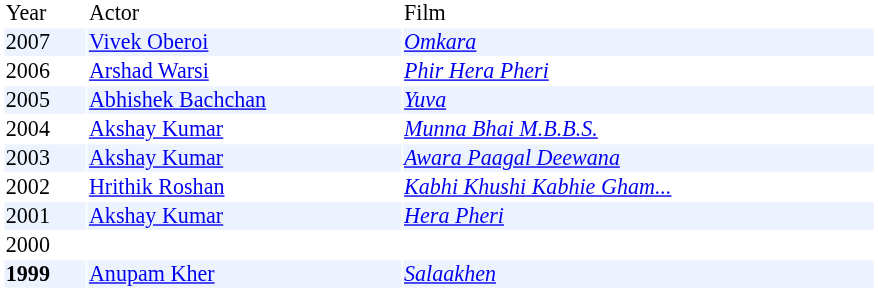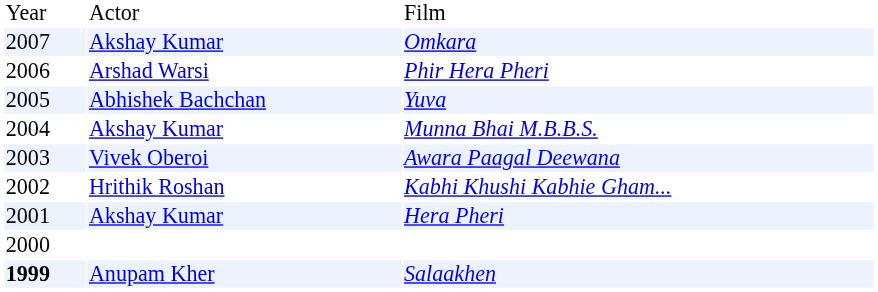(149, 41) Vivek Oberoi -> (156, 41) Akshay Kumar
(156, 157) Akshay Kumar -> (149, 157) Vivek Oberoi
